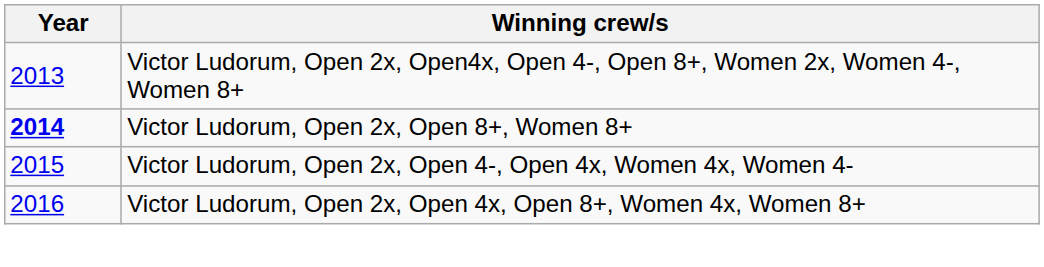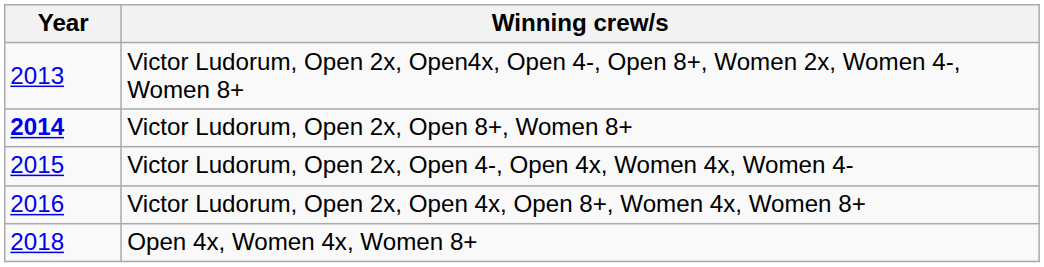+ row: (302, 242)
